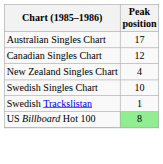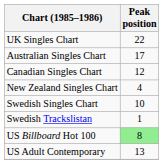+ row: (42, 39)
+ row: (56, 151)
